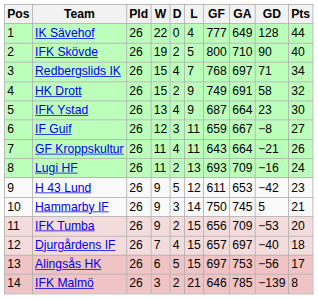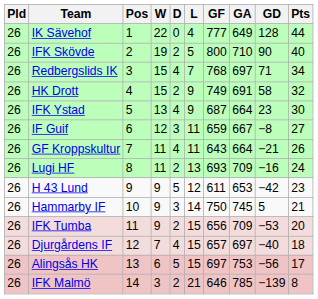columns swapped: (18, 14) <-> (139, 14)
